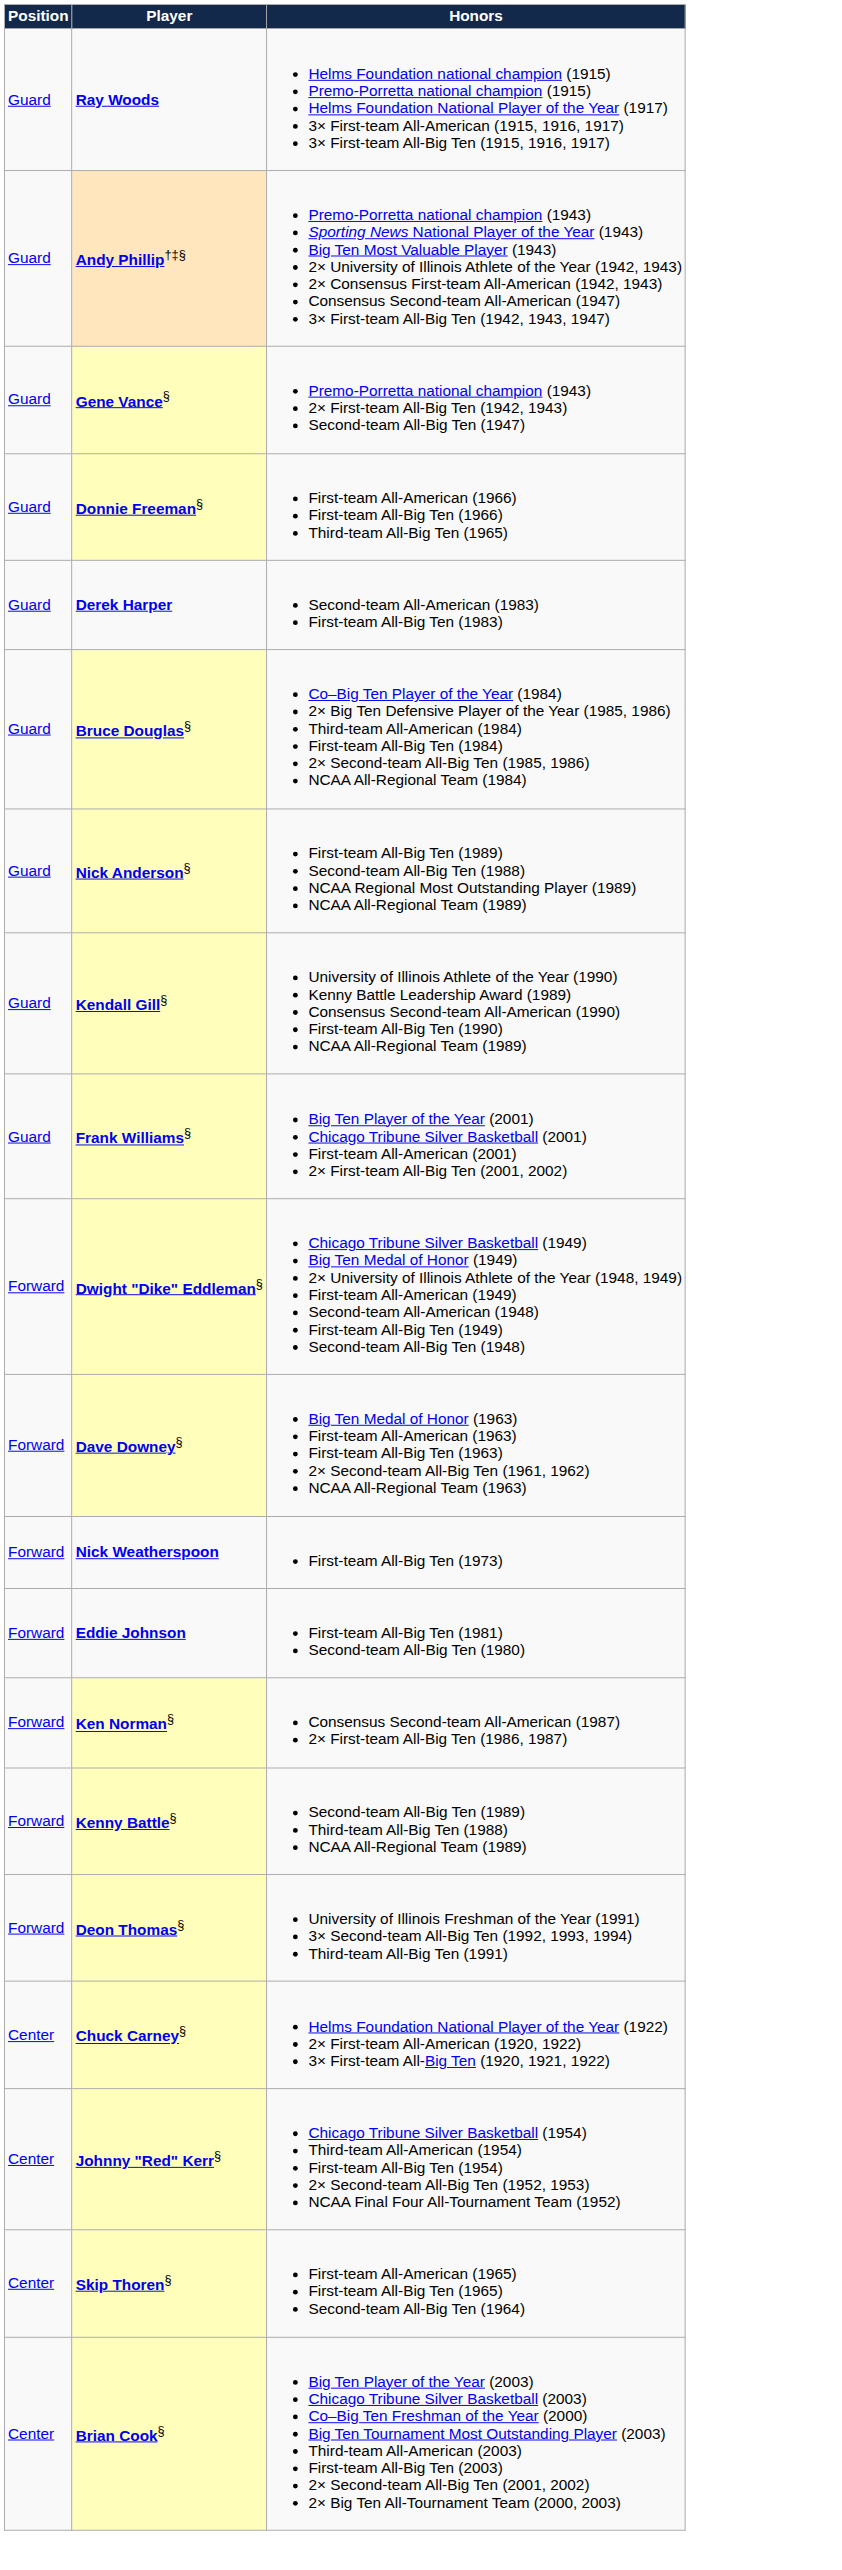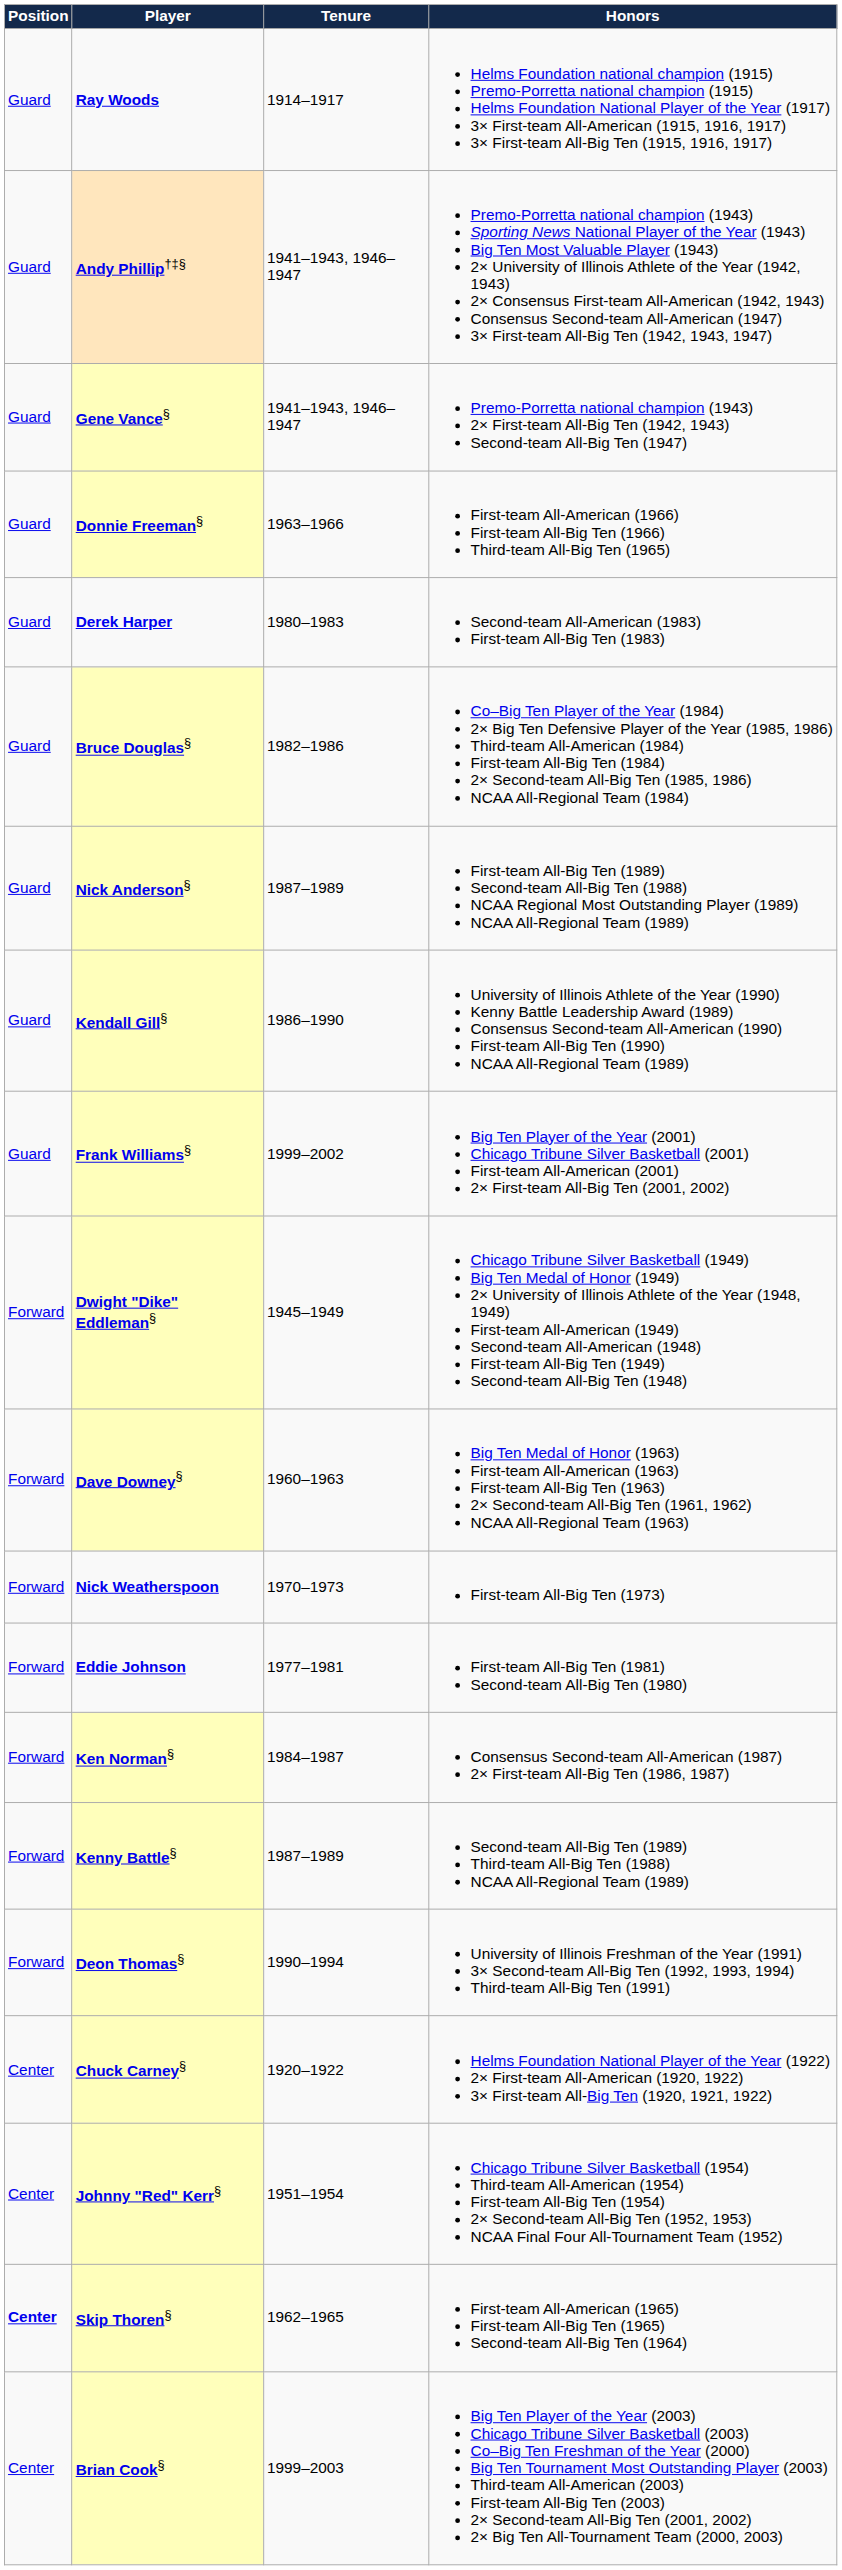+ column: (346, 16)
(31, 2283) normal -> (32, 2317) bold
